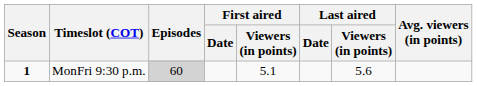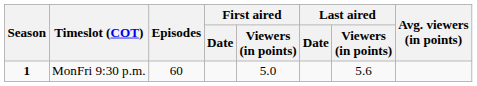(176, 71) lightgrey background -> (176, 71) no background
(268, 71) 5.1 -> (268, 71) 5.0
